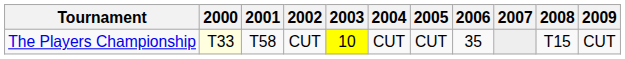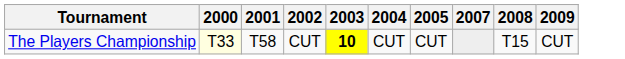- column: (473, 17)
(347, 42) normal -> (347, 42) bold
